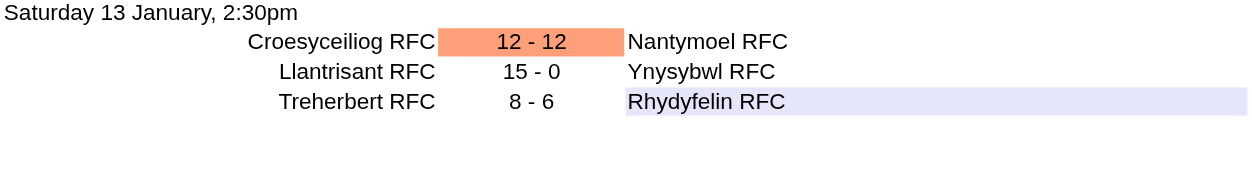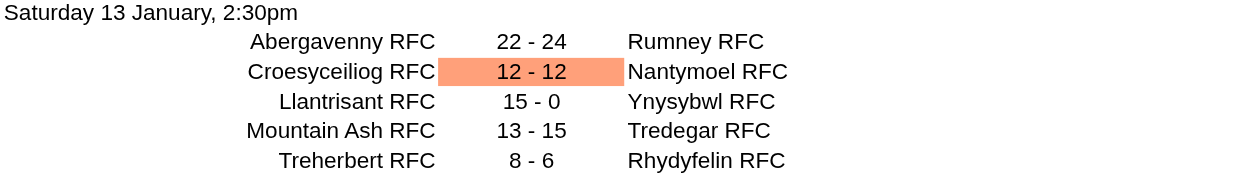+ row: (343, 42)
+ row: (341, 130)
(707, 101) lavender background -> (707, 160) no background
